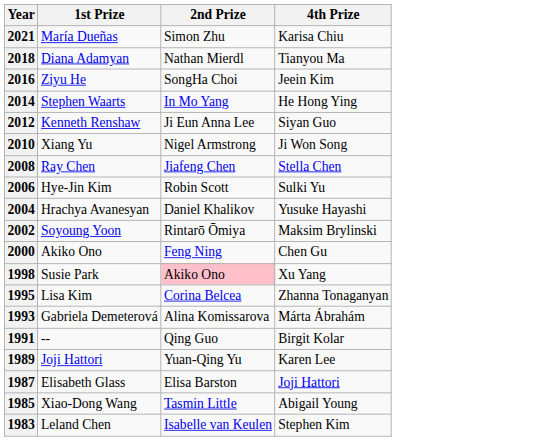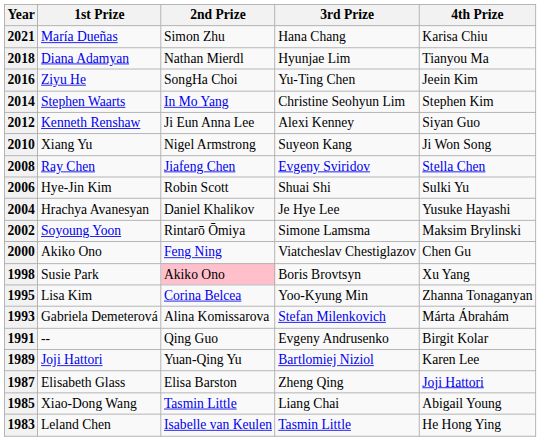+ column: (347, 15)
(318, 101) He Hong Ying -> (458, 101) Stephen Kim
(314, 425) Stephen Kim -> (462, 425) He Hong Ying
